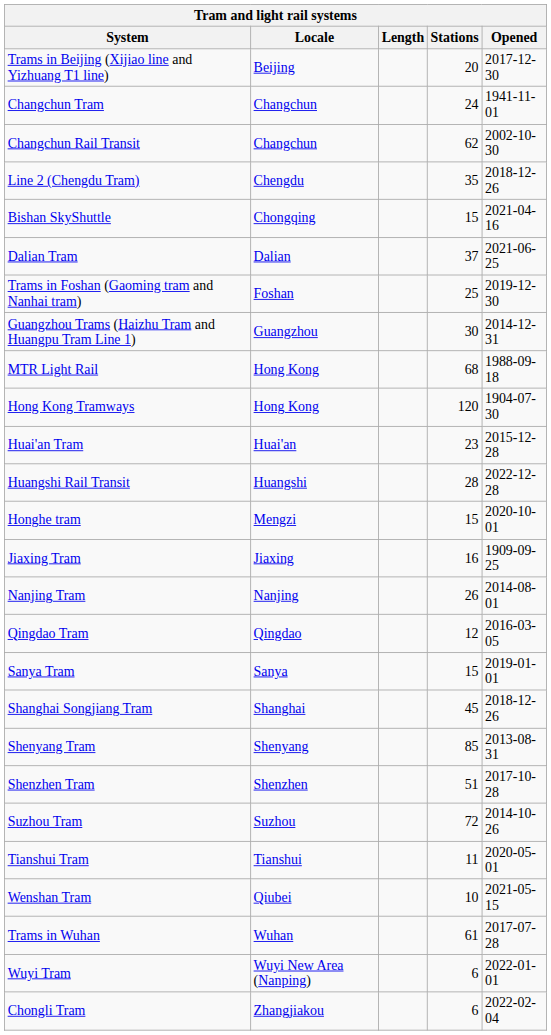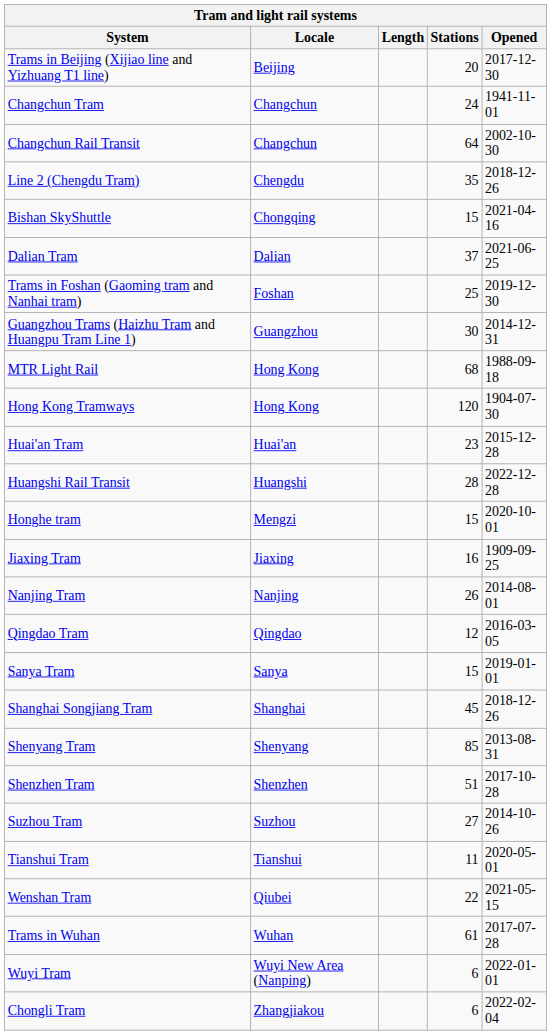(472, 142) 62 -> (472, 142) 64
(472, 822) 72 -> (472, 822) 27
(472, 897) 10 -> (472, 897) 22
